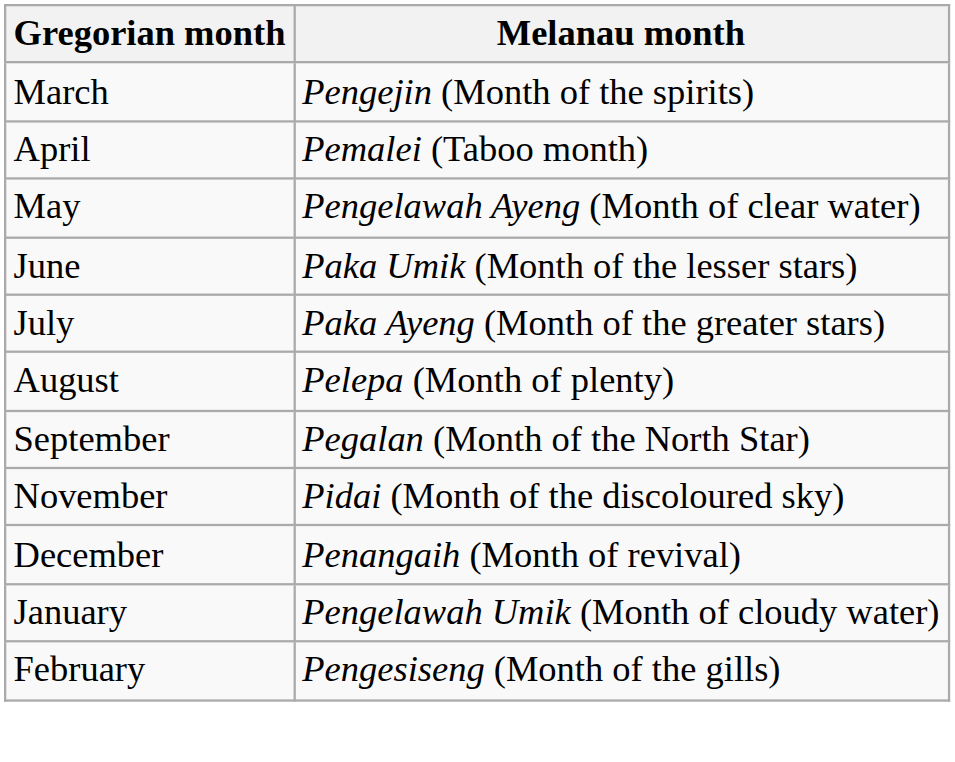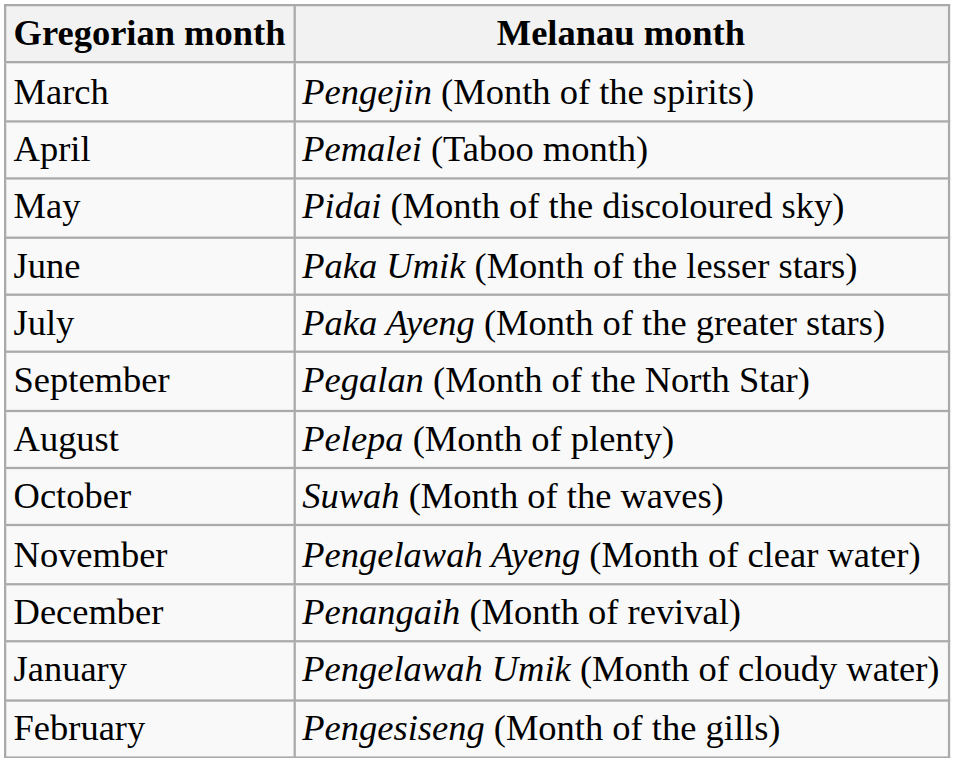(611, 206) Pengelawah Ayeng (Month of clear water) -> (573, 206) Pidai (Month of the discoloured sky)
rows swapped: (66, 380) <-> (92, 438)
+ row: (72, 496)
(573, 496) Pidai (Month of the discoloured sky) -> (611, 554) Pengelawah Ayeng (Month of clear water)
